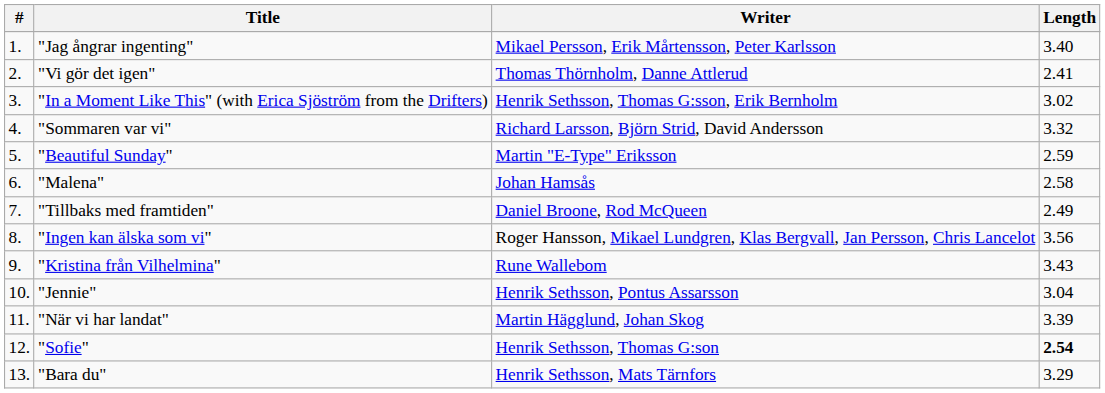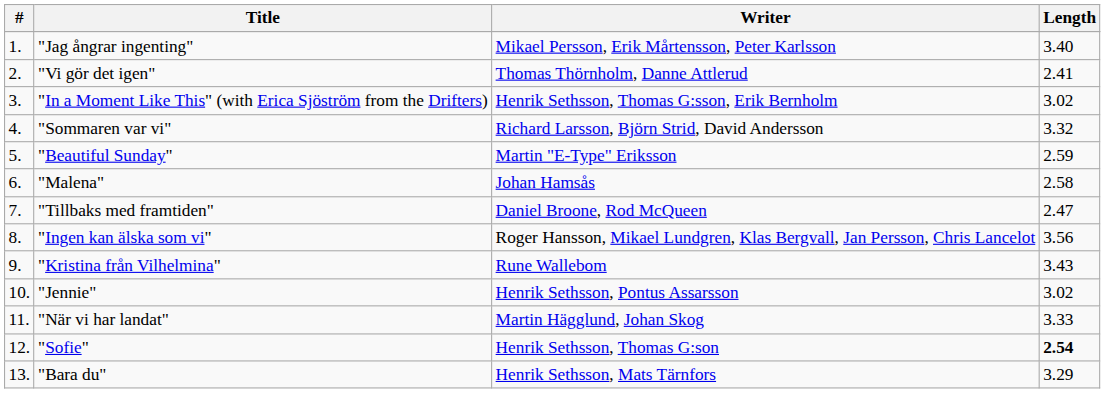(1058, 210) 2.49 -> (1058, 210) 2.47
(1058, 292) 3.04 -> (1058, 292) 3.02
(1058, 319) 3.39 -> (1058, 319) 3.33
